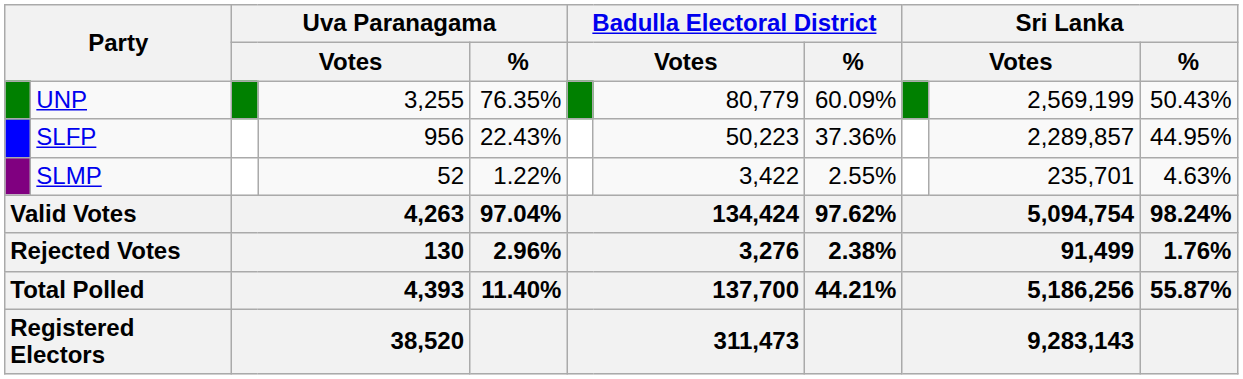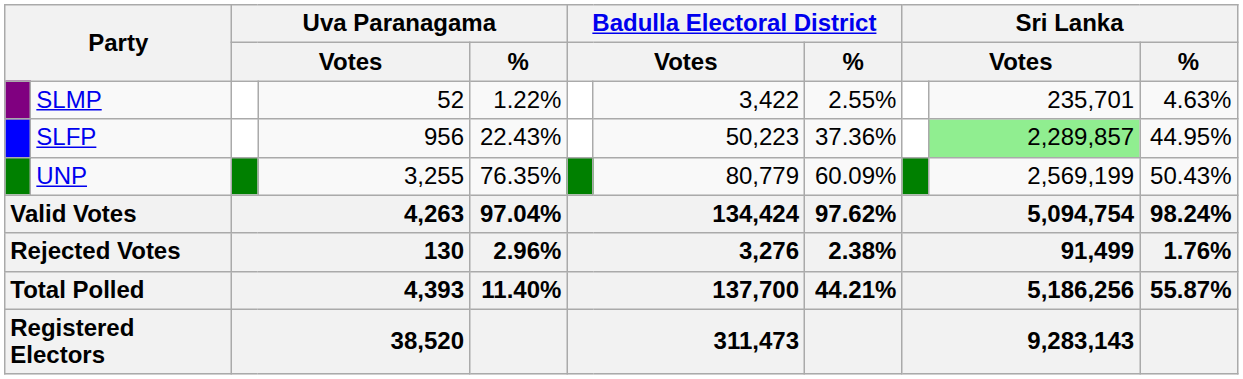rows swapped: (62, 99) <-> (69, 175)
(1081, 137) no background -> (1081, 137) lightgreen background
